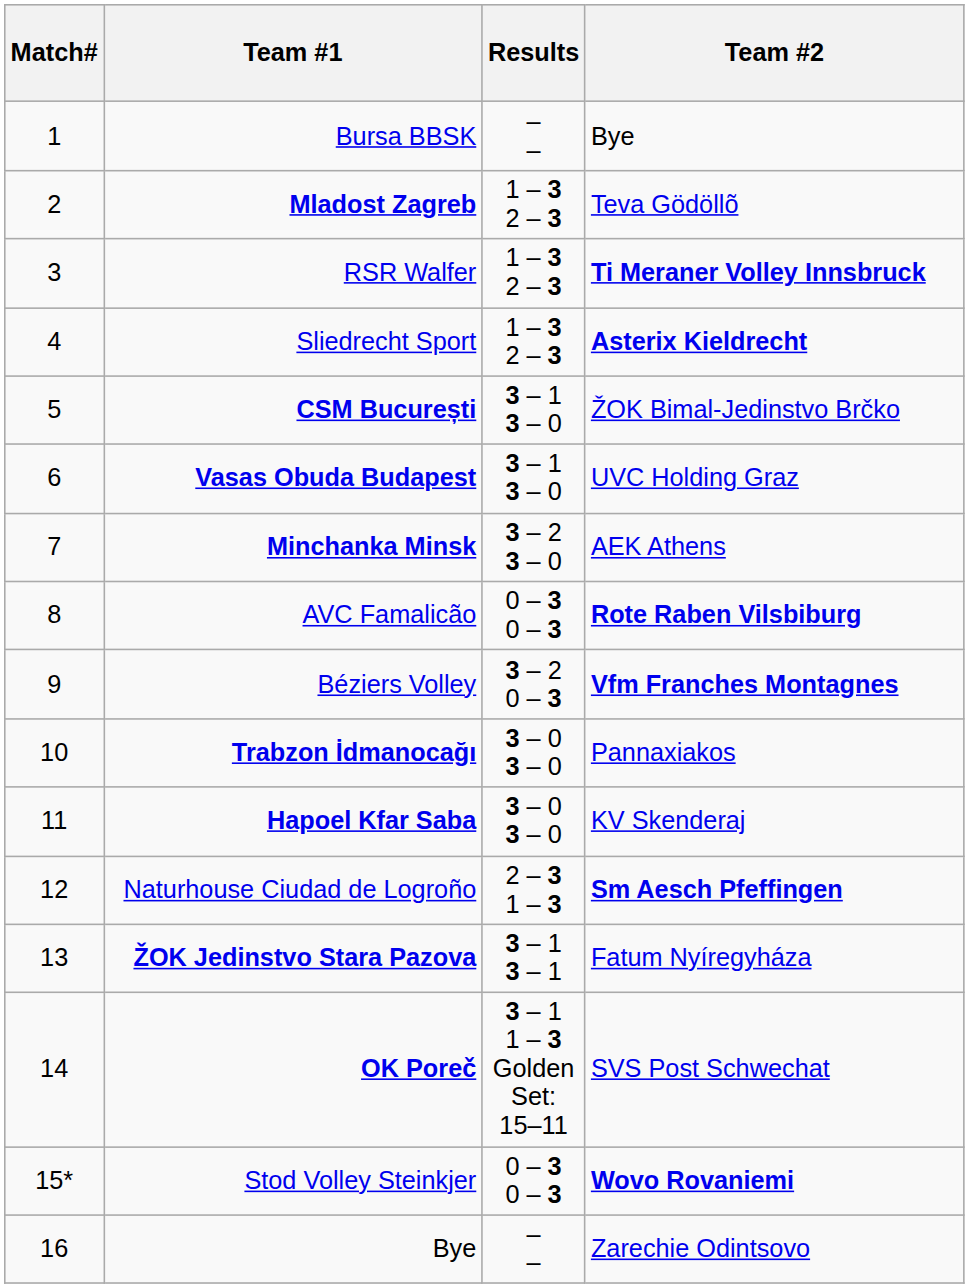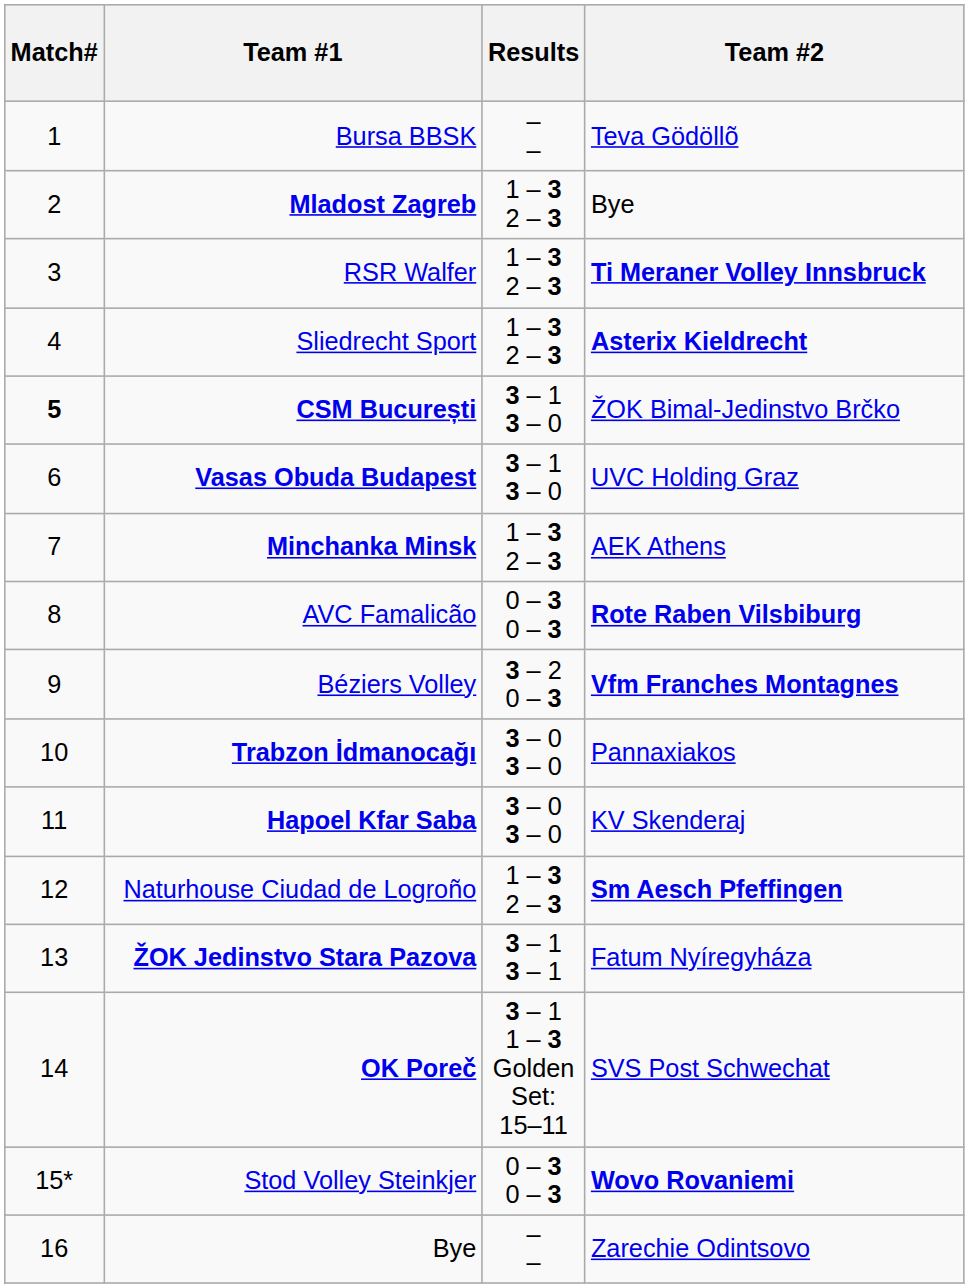(613, 135) Bye -> (665, 135) Teva Gödöllõ
(665, 204) Teva Gödöllõ -> (613, 204) Bye
(54, 409) normal -> (54, 409) bold
(534, 546) 3 – 2 3 – 0 -> (534, 546) 1 – 3 2 – 3
(534, 889) 2 – 3 1 – 3 -> (534, 889) 1 – 3 2 – 3
